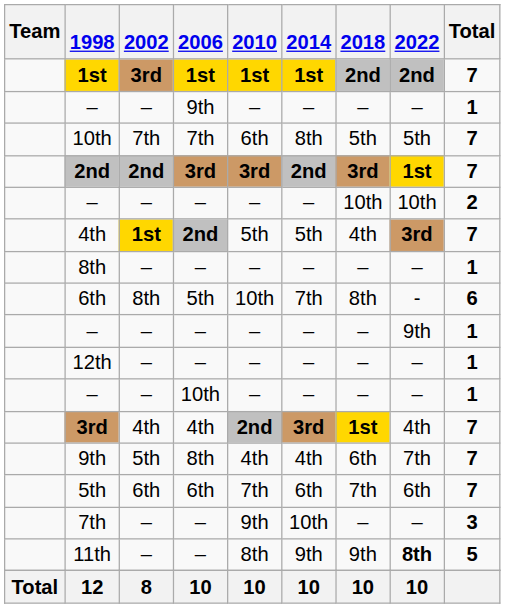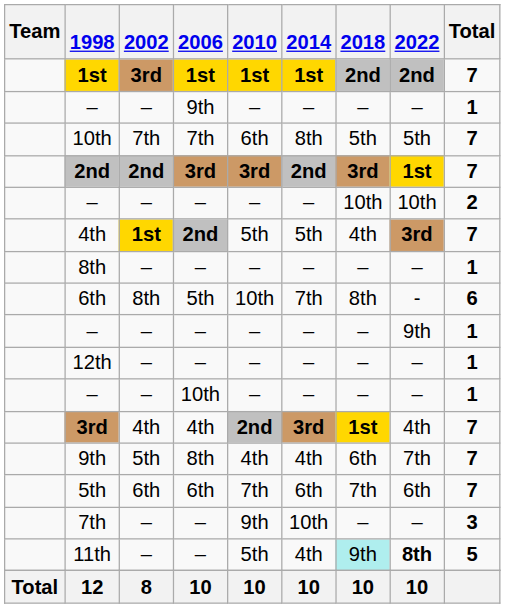(255, 554) 8th -> (255, 554) 5th
(309, 554) 9th -> (309, 554) 4th
(363, 554) no background -> (363, 554) paleturquoise background
